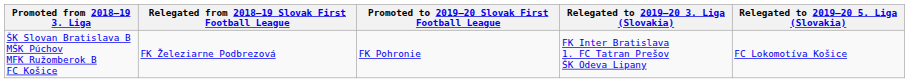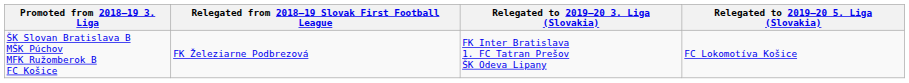- column: (458, 17)
